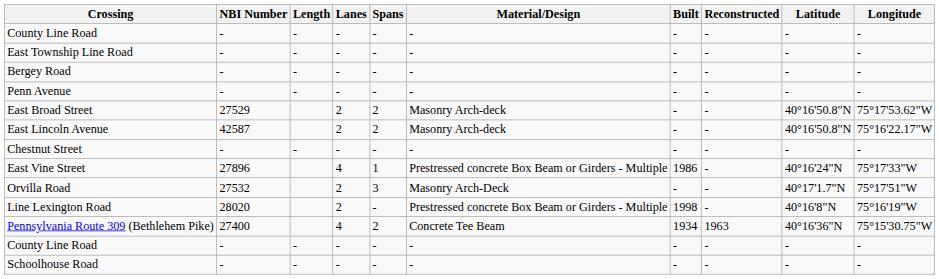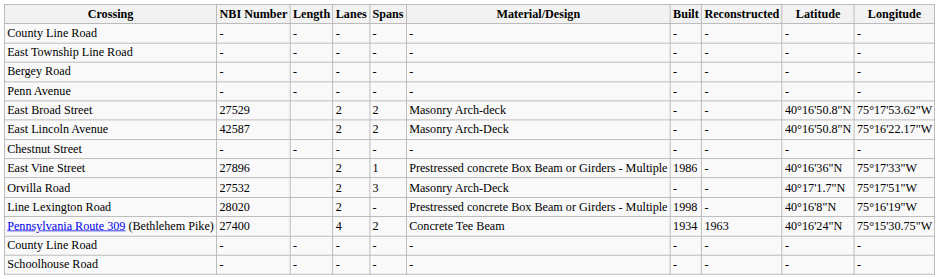(458, 129) Masonry Arch-deck -> (459, 129) Masonry Arch-Deck
(339, 168) 4 -> (339, 168) 2
(814, 168) 40°16'24"N -> (814, 168) 40°16'36"N
(814, 226) 40°16'36"N -> (814, 226) 40°16'24"N
